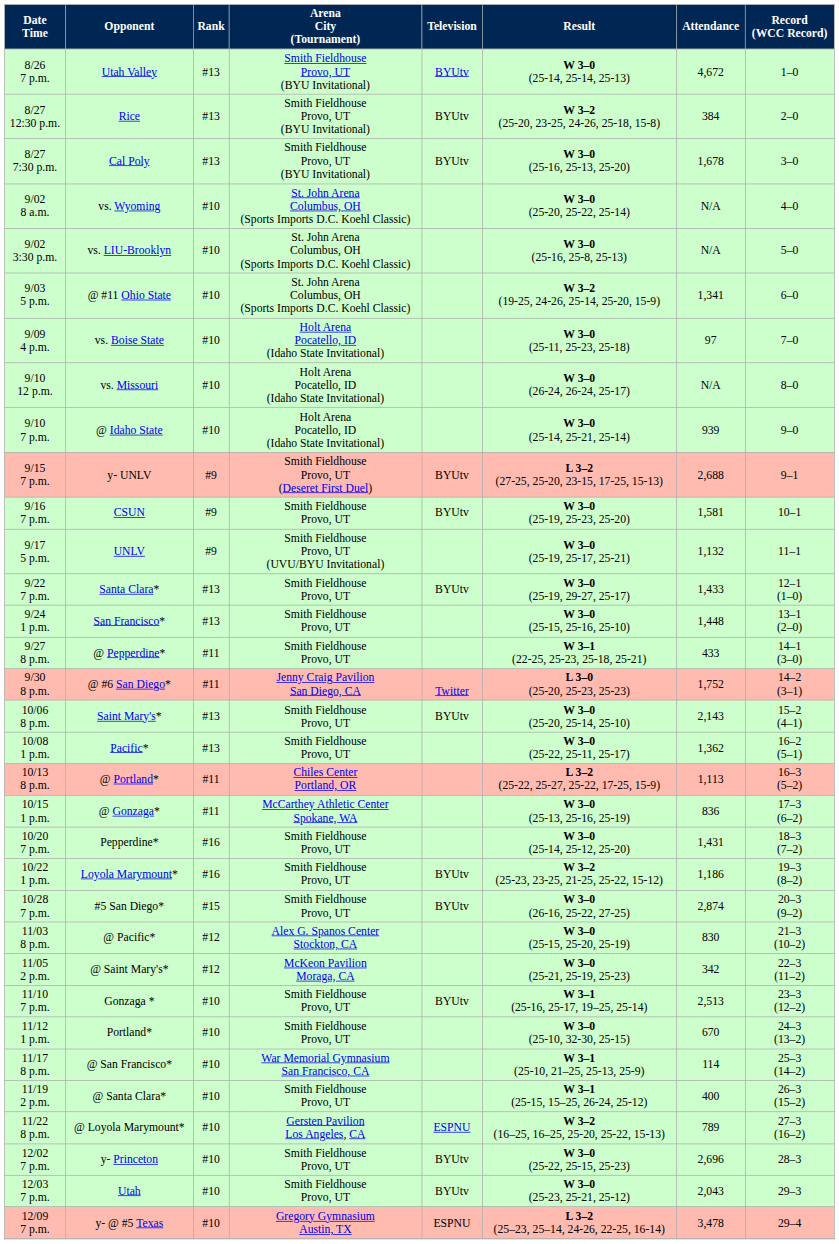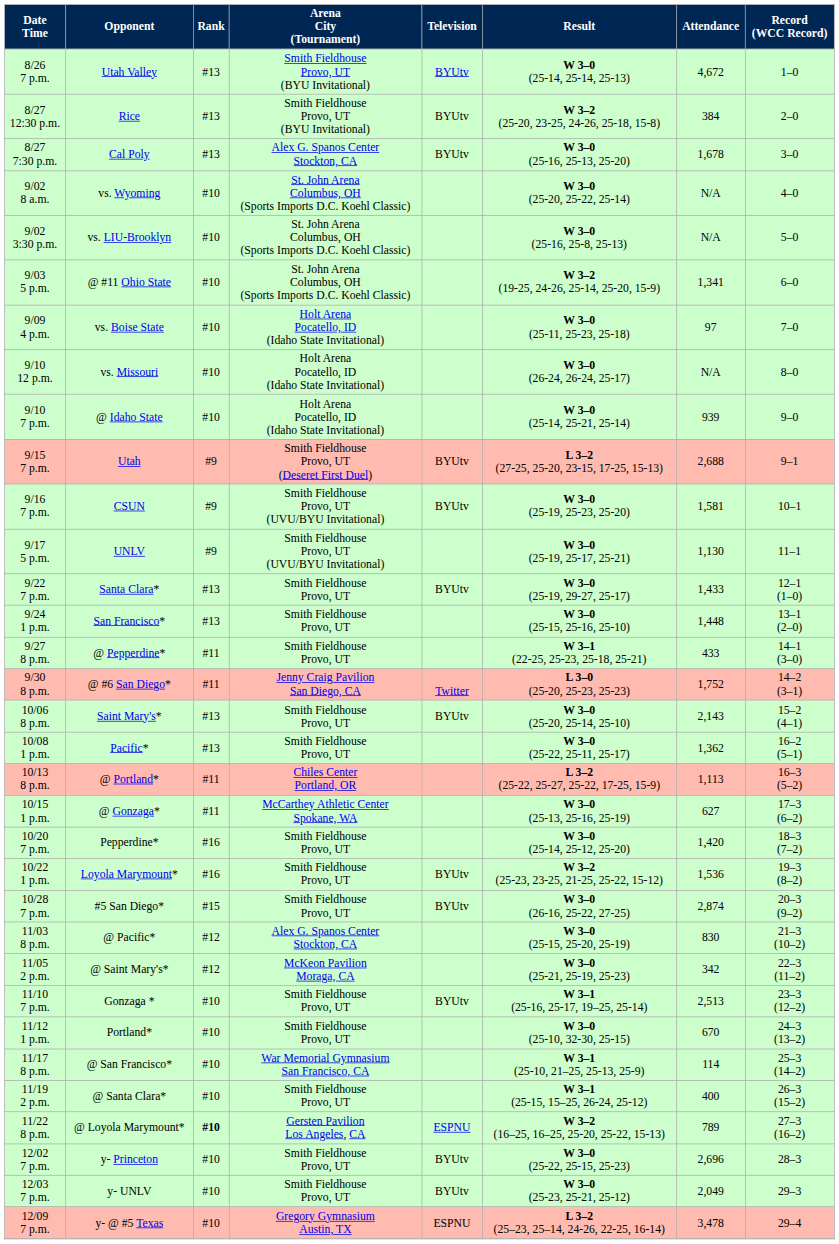(325, 161) Smith Fieldhouse Provo, UT (BYU Invitational) -> (325, 154) Alex G. Spanos Center Stockton, CA
(129, 474) y- UNLV -> (129, 461) Utah
(325, 513) Smith Fieldhouse Provo, UT -> (325, 506) Smith Fieldhouse Provo, UT (UVU/BYU Invitational)
(711, 551) 1,132 -> (711, 551) 1,130
(711, 811) 836 -> (711, 811) 627
(711, 842) 1,431 -> (711, 842) 1,420
(711, 874) 1,186 -> (711, 874) 1,536
(211, 1127) normal -> (211, 1127) bold
(129, 1191) Utah -> (129, 1191) y- UNLV
(711, 1191) 2,043 -> (711, 1191) 2,049
